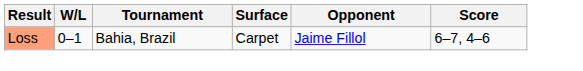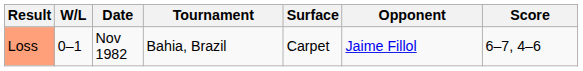+ column: (118, 15)
